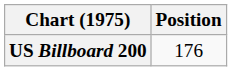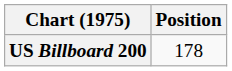(189, 50) 176 -> (189, 50) 178
